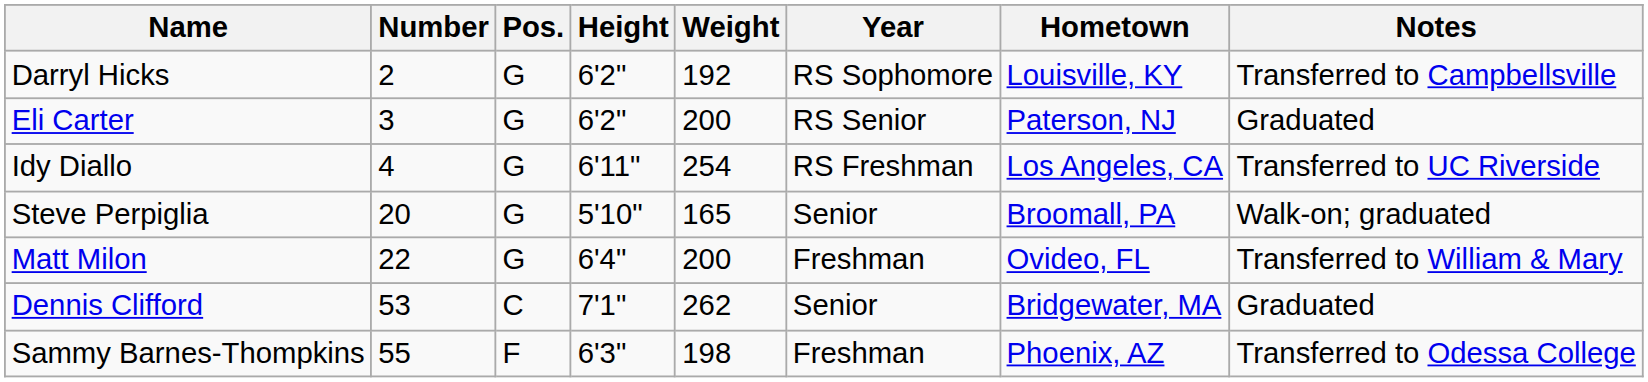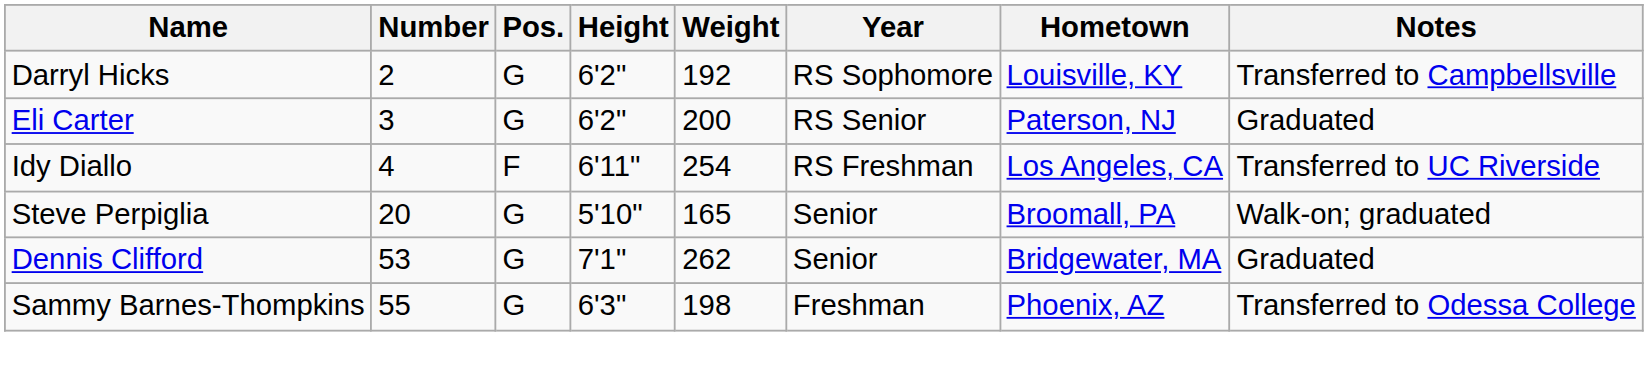(514, 167) G -> (511, 167) F
- row: (79, 259)
(513, 306) C -> (514, 259) G
(511, 352) F -> (514, 306) G
